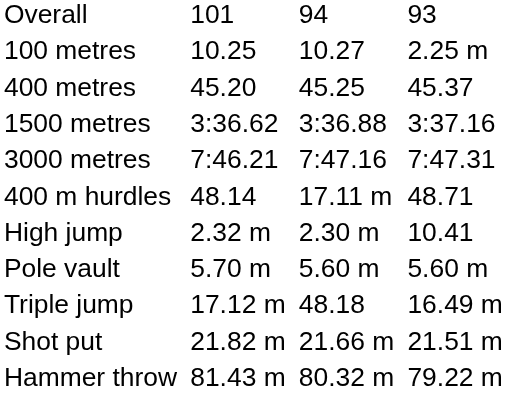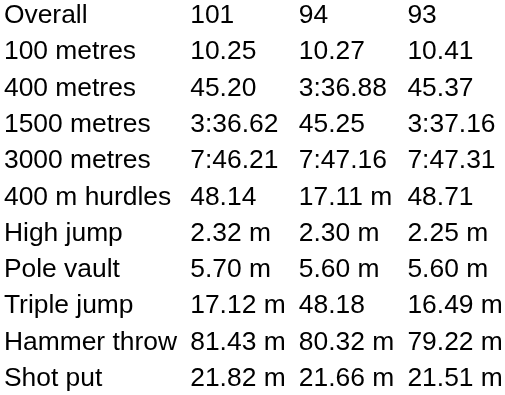(448, 50) 2.25 m -> (440, 50) 10.41
(332, 87) 45.25 -> (343, 87) 3:36.88
(343, 123) 3:36.88 -> (332, 123) 45.25
(440, 232) 10.41 -> (448, 232) 2.25 m
rows swapped: (53, 341) <-> (90, 377)
